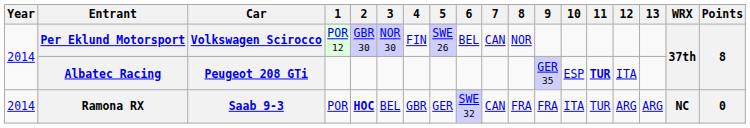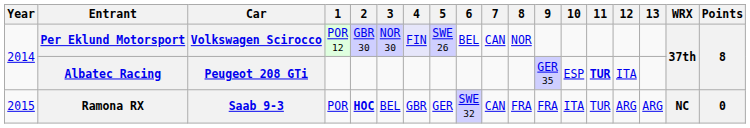(416, 40) no background -> (416, 40) lavender background
(21, 106) 2014 -> (21, 106) 2015
